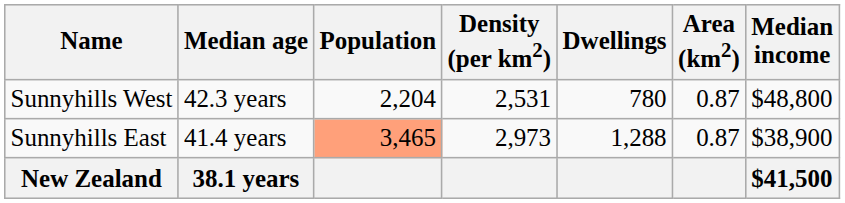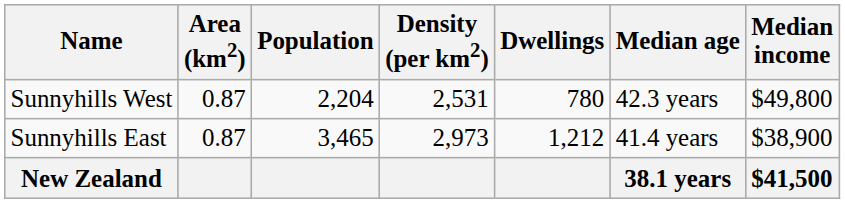columns swapped: (709, 41) <-> (246, 41)
(792, 98) $48,800 -> (792, 98) $49,800
(408, 138) lightsalmon background -> (346, 138) no background
(639, 138) 1,288 -> (576, 138) 1,212
